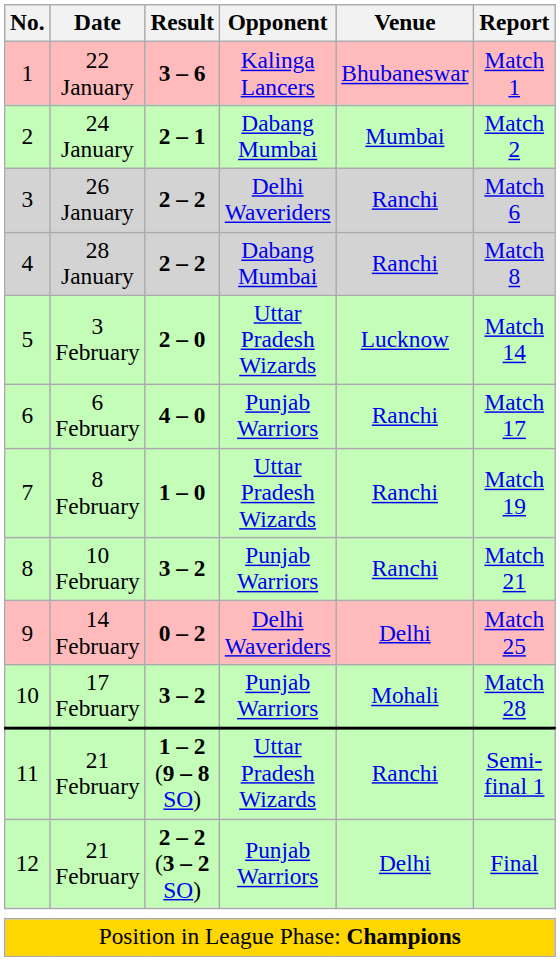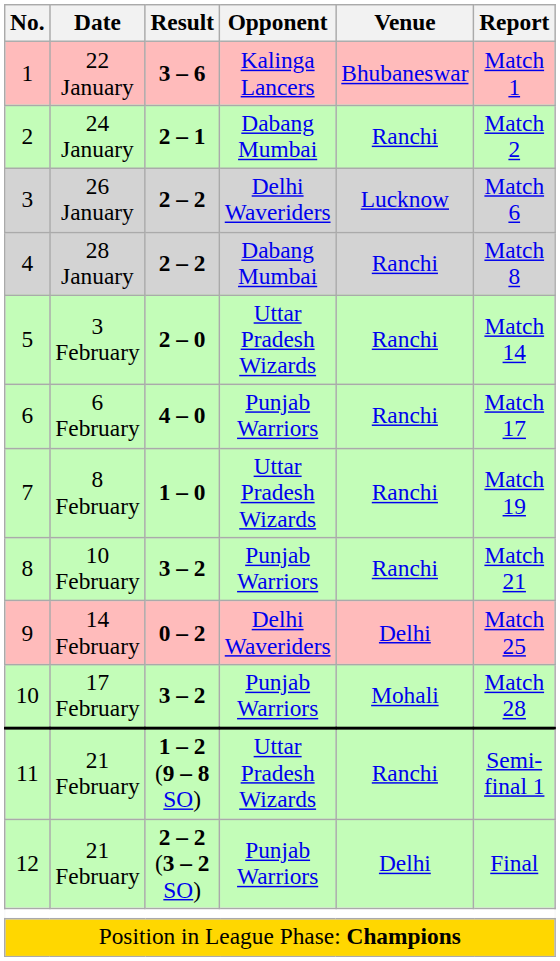(405, 136) Mumbai -> (405, 136) Ranchi
(405, 199) Ranchi -> (405, 199) Lucknow
(405, 339) Lucknow -> (405, 339) Ranchi
